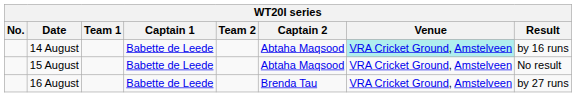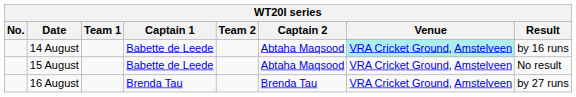(170, 83) Babette de Leede -> (154, 83) Brenda Tau
